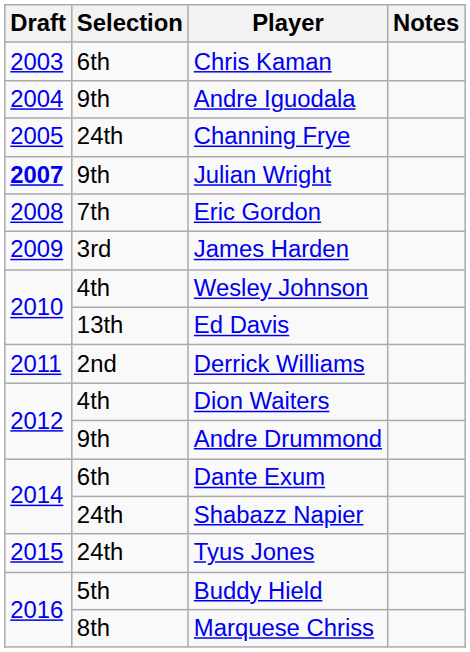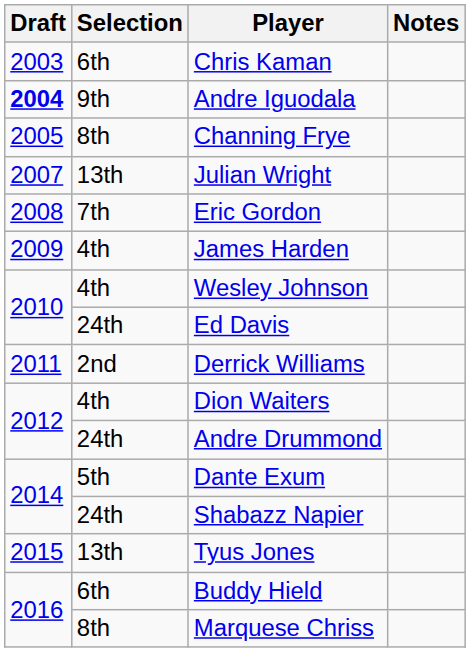(37, 99) normal -> (37, 99) bold
(100, 136) 24th -> (93, 136) 8th
(37, 174) bold -> (37, 174) normal
(93, 174) 9th -> (100, 174) 13th
(94, 250) 3rd -> (93, 250) 4th
(100, 325) 13th -> (100, 325) 24th
(93, 439) 9th -> (100, 439) 24th
(93, 477) 6th -> (93, 477) 5th
(100, 552) 24th -> (100, 552) 13th
(93, 590) 5th -> (93, 590) 6th
